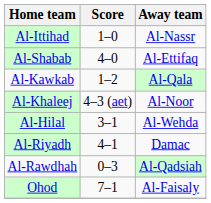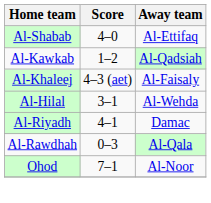- row: (42, 36)
(170, 79) Al-Qala -> (170, 58) Al-Qadsiah
(170, 101) Al-Noor -> (170, 79) Al-Faisaly
(170, 166) Al-Qadsiah -> (170, 144) Al-Qala
(170, 187) Al-Faisaly -> (170, 166) Al-Noor
